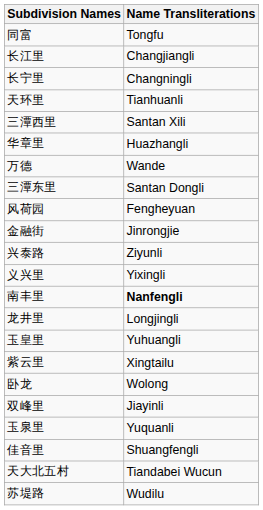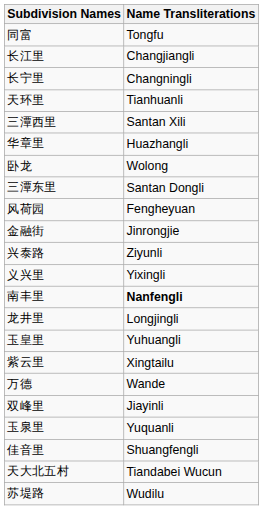rows swapped: (20, 384) <-> (20, 165)
